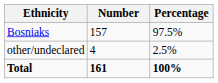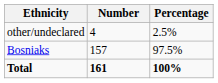rows swapped: (28, 31) <-> (46, 50)
